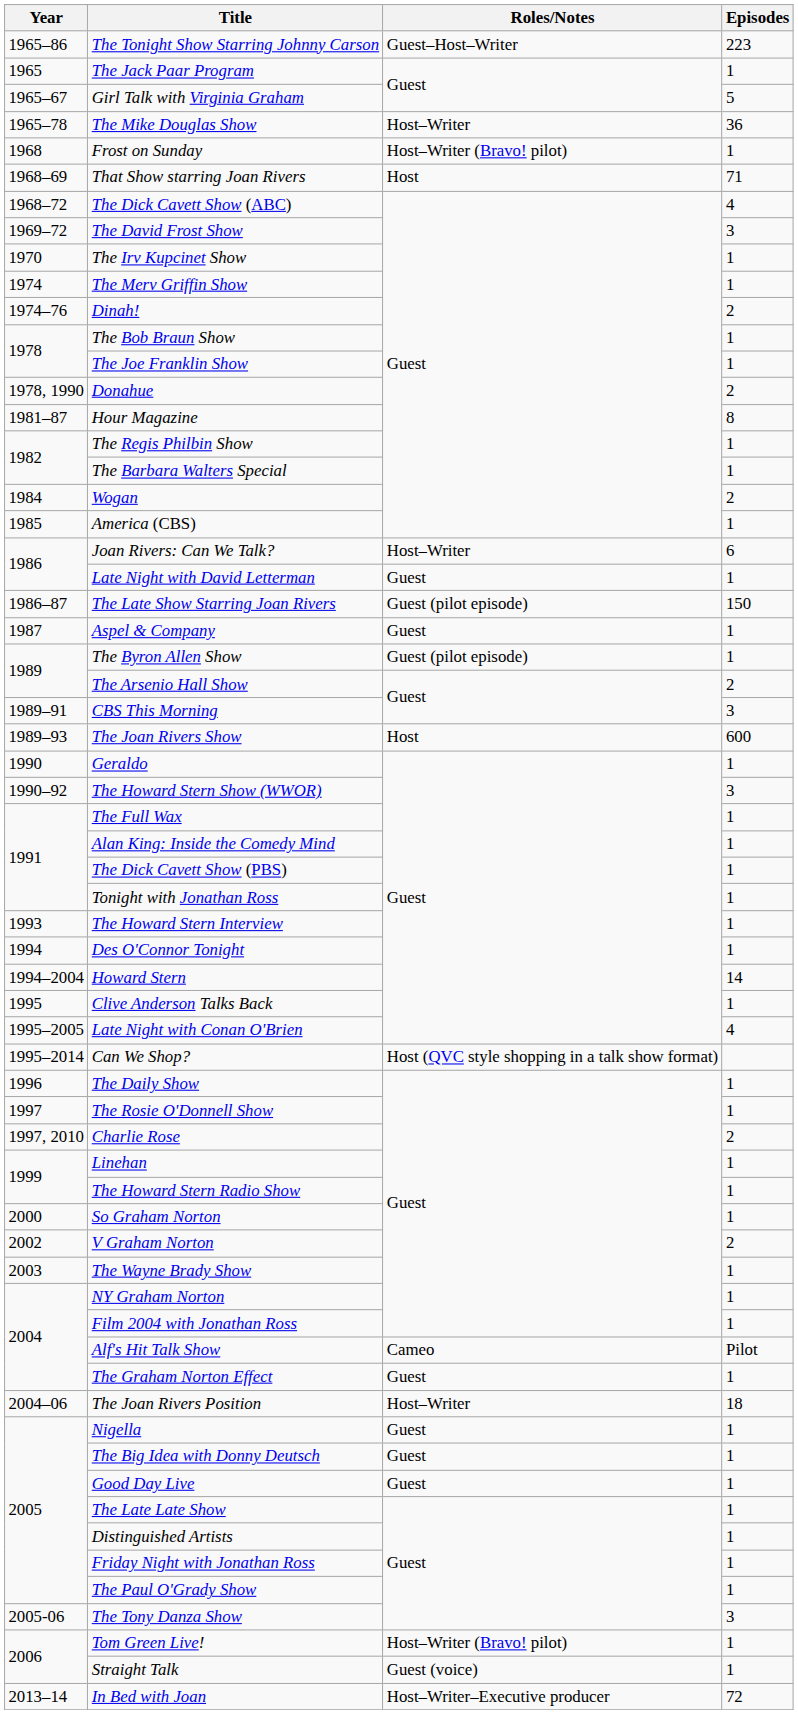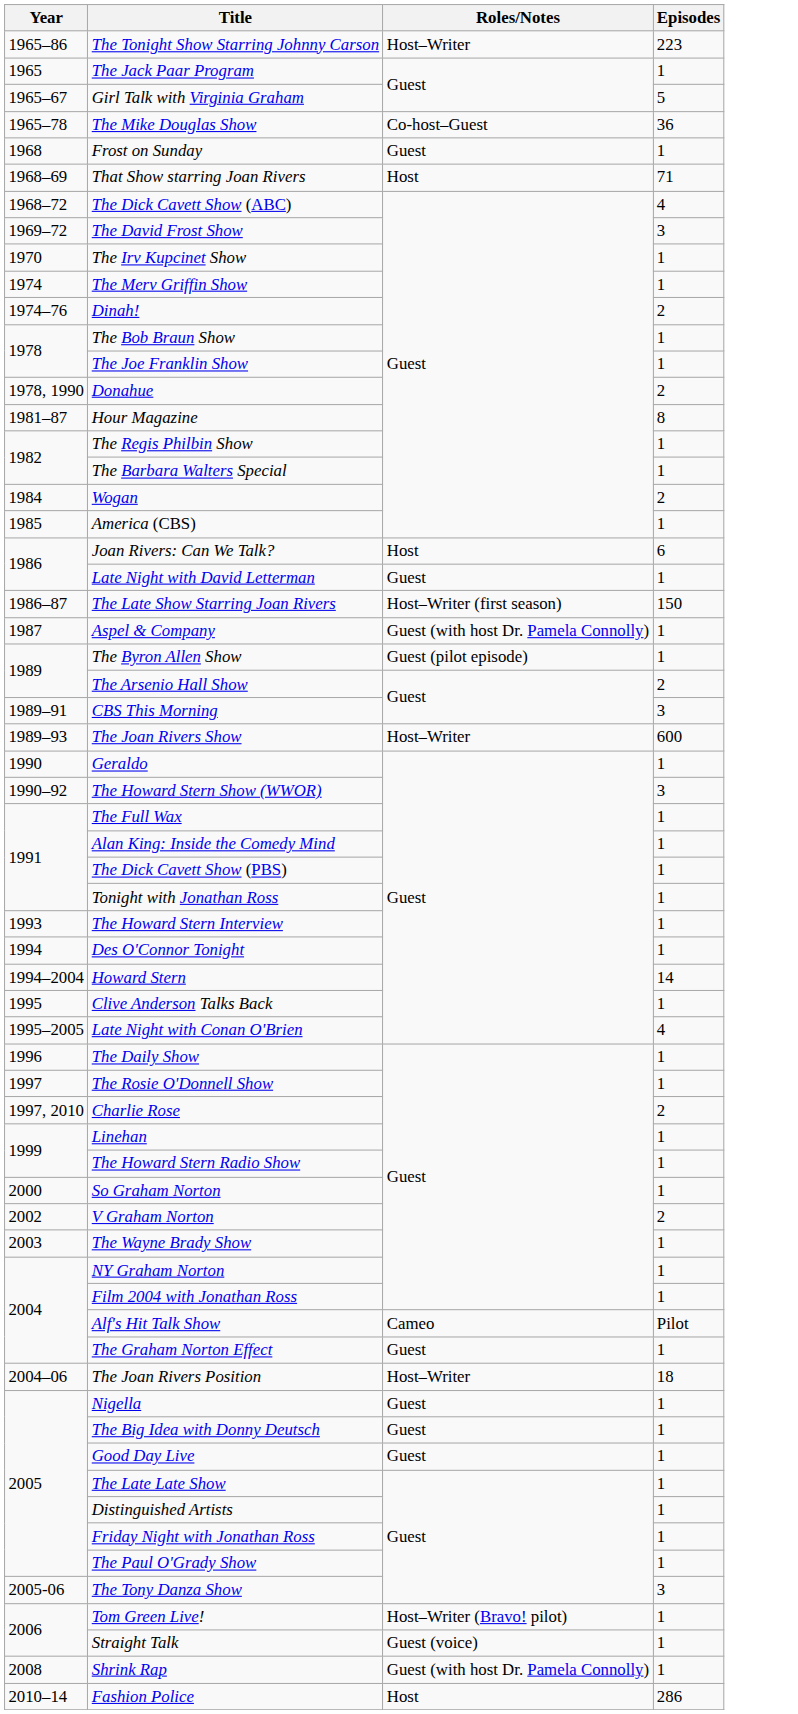(452, 44) Guest–Host–Writer -> (428, 44) Host–Writer
(428, 124) Host–Writer -> (437, 124) Co-host–Guest
(477, 151) Host–Writer (Bravo! pilot) -> (406, 151) Guest
(428, 550) Host–Writer -> (403, 550) Host
(457, 603) Guest (pilot episode) -> (474, 603) Host–Writer (first season)
(406, 630) Guest -> (518, 630) Guest (with host Dr. Pamela Connolly)
(403, 737) Host -> (428, 737) Host–Writer
- row: (141, 1056)
+ row: (129, 1669)
+ row: (143, 1696)
- row: (149, 1696)
